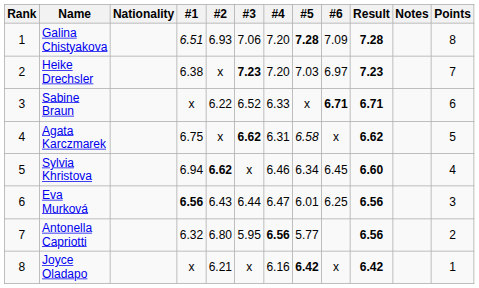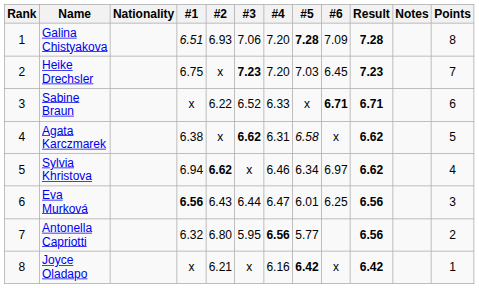(191, 72) 6.38 -> (191, 72) 6.75
(336, 72) 6.97 -> (336, 72) 6.45
(191, 137) 6.75 -> (191, 137) 6.38
(336, 169) 6.45 -> (336, 169) 6.97
(371, 169) 6.60 -> (371, 169) 6.62
